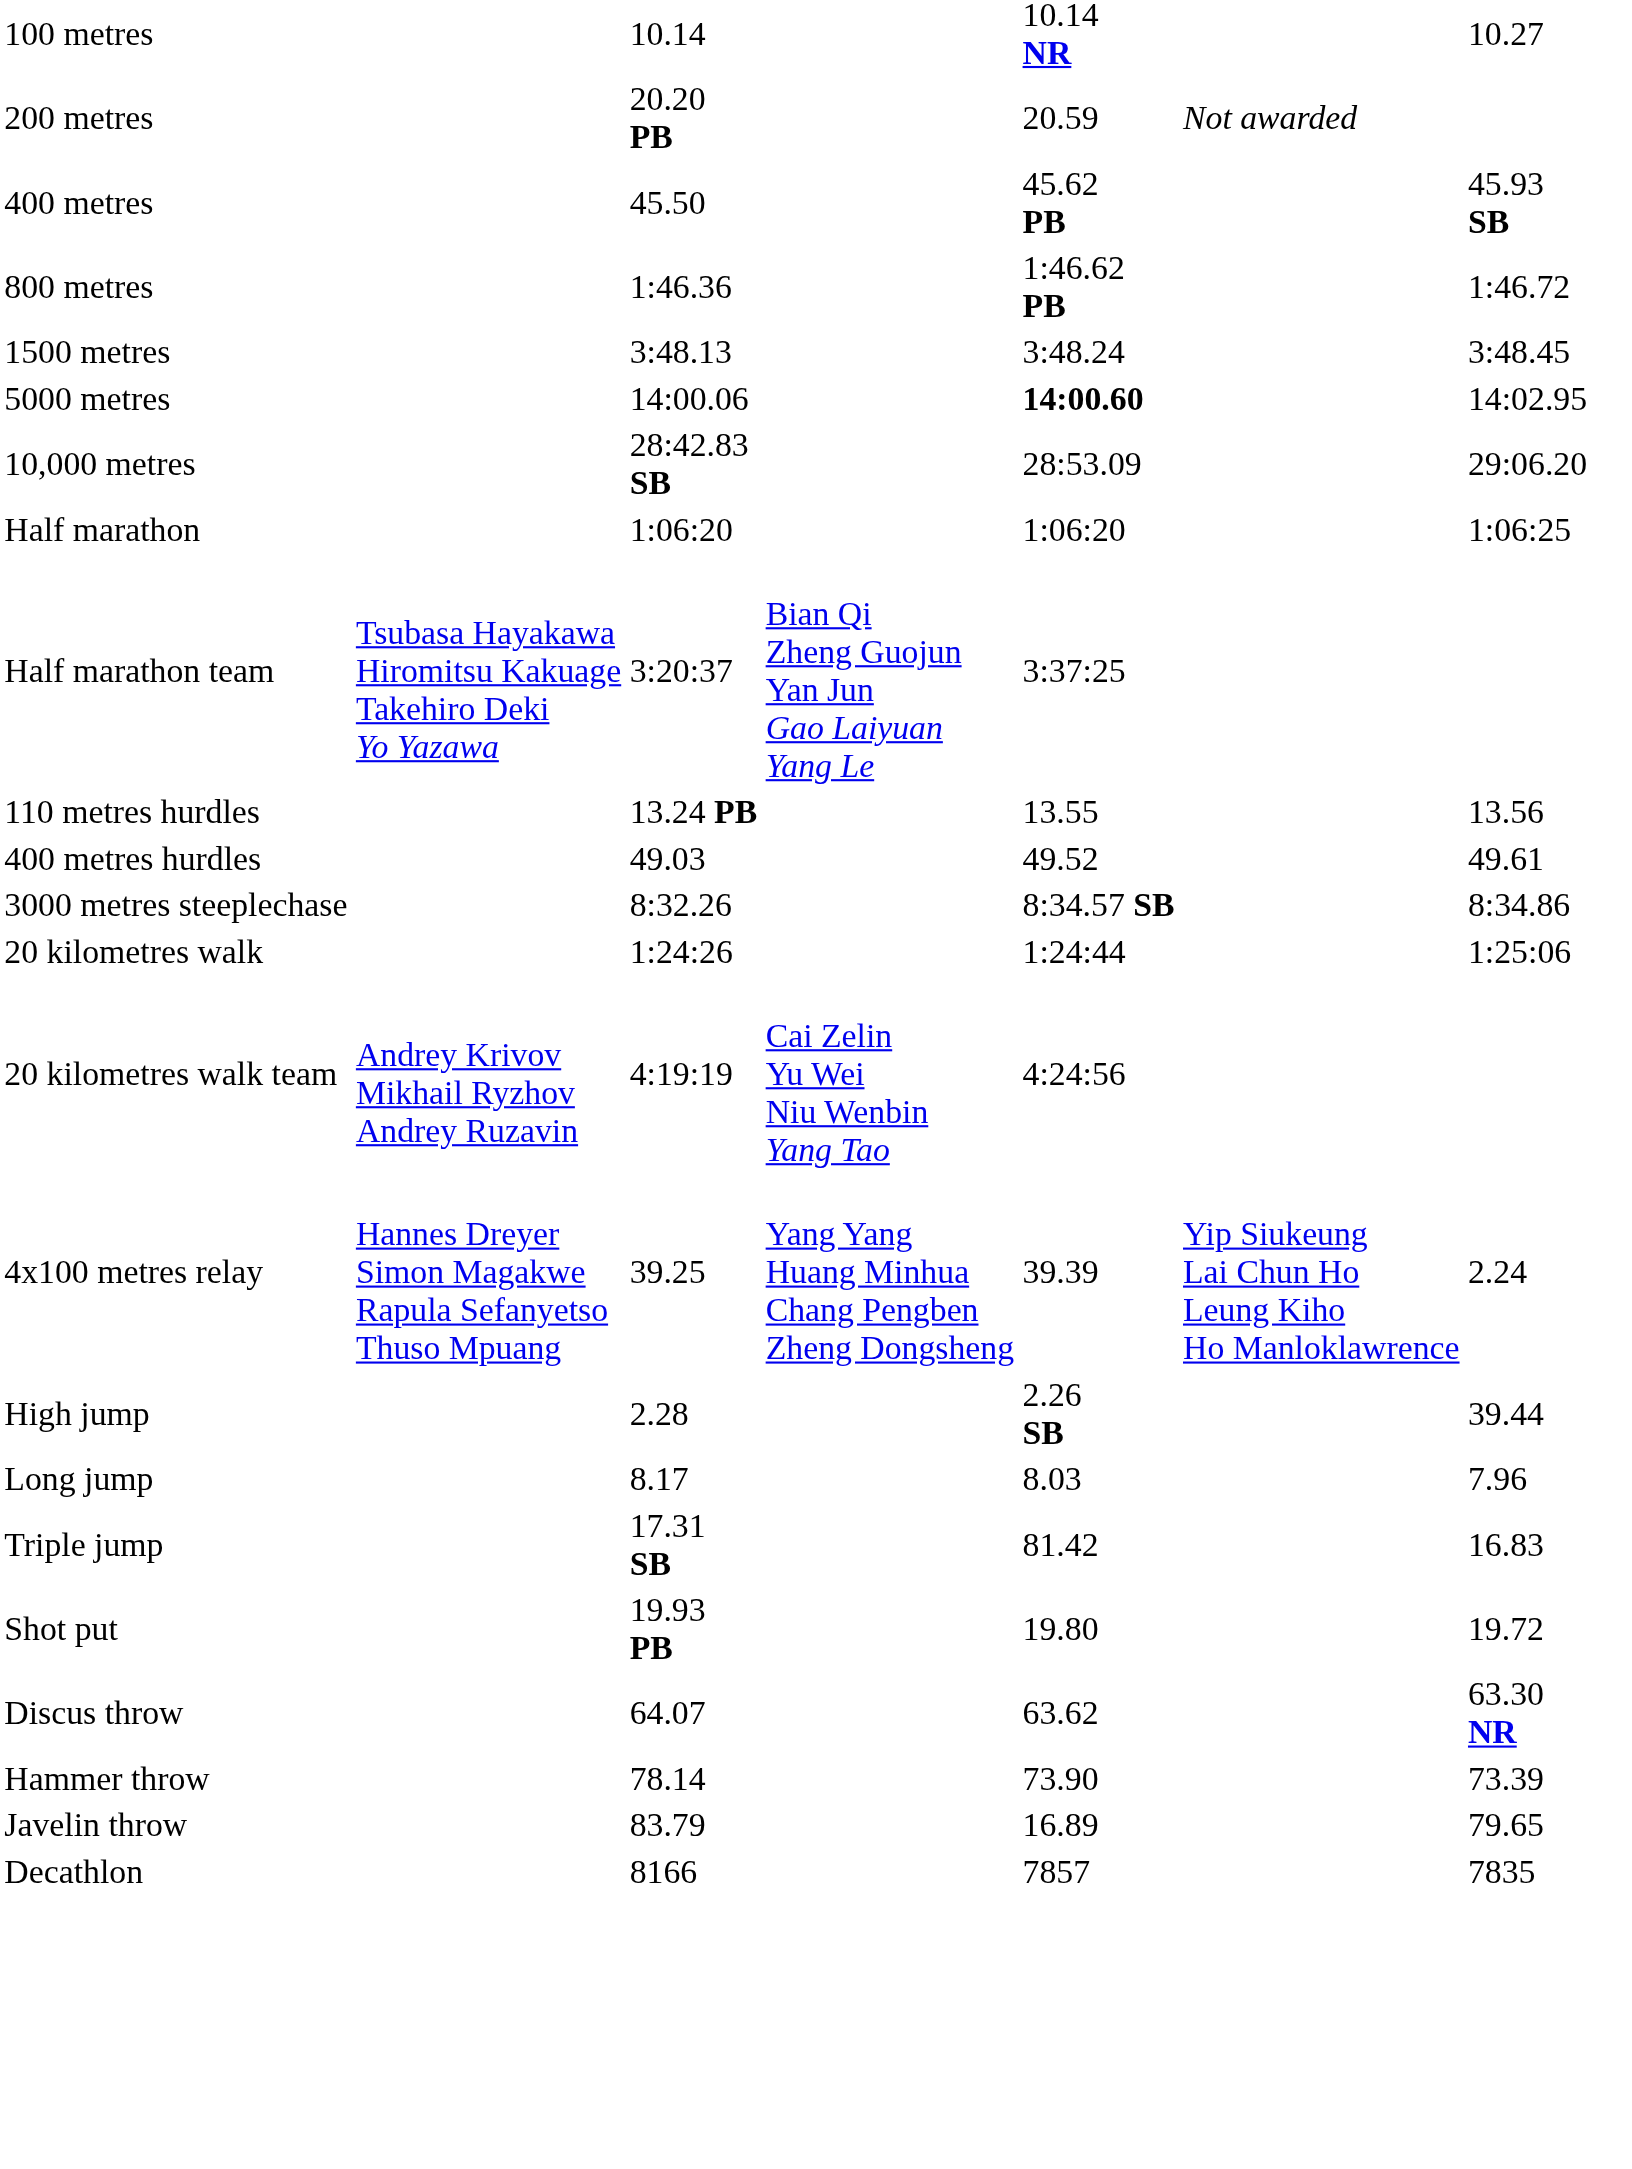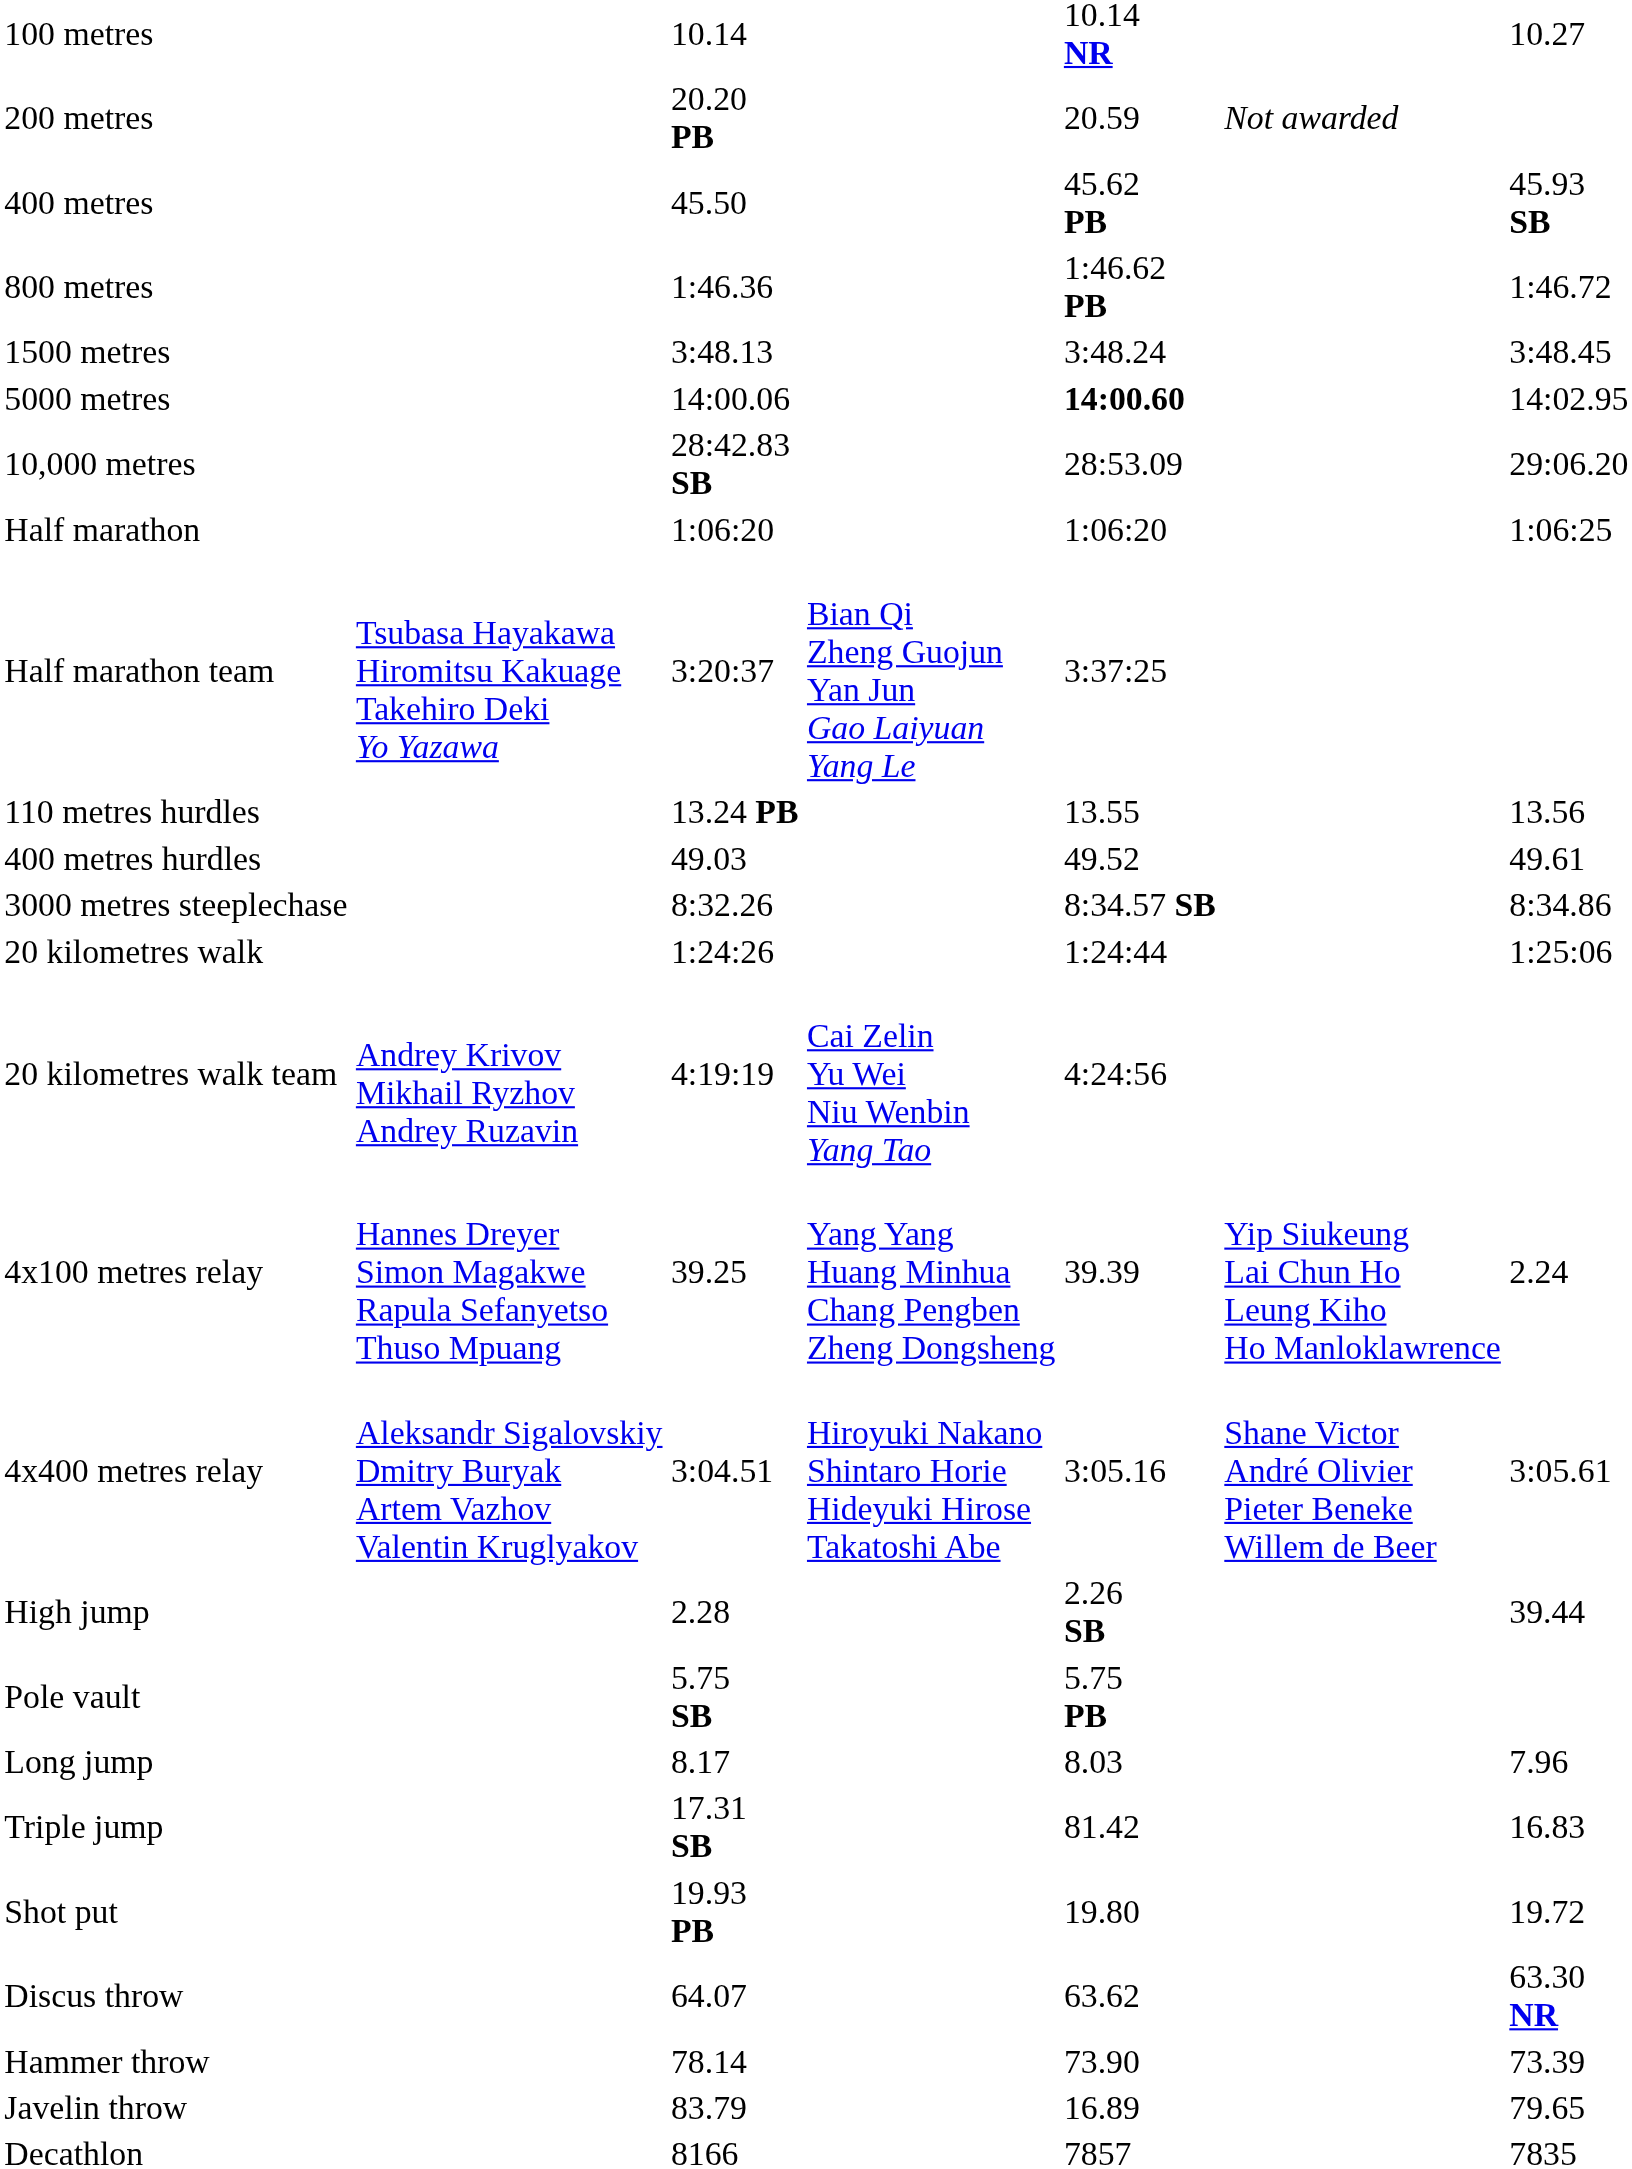+ row: (134, 1470)
+ row: (72, 1696)
